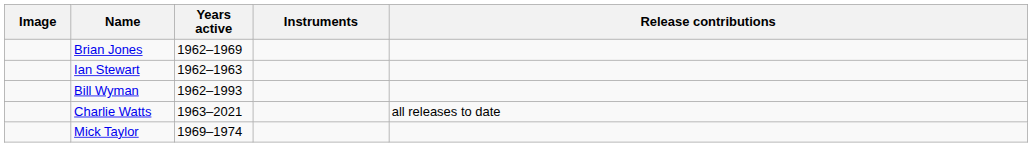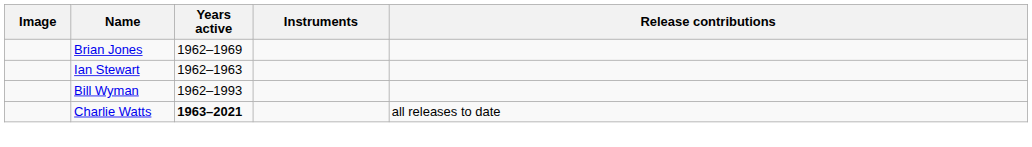(210, 111) normal -> (210, 111) bold
- row: (106, 132)
